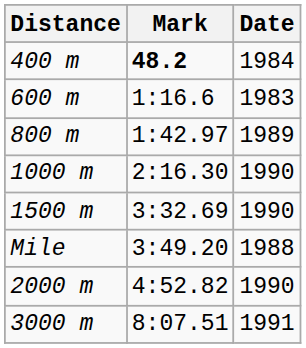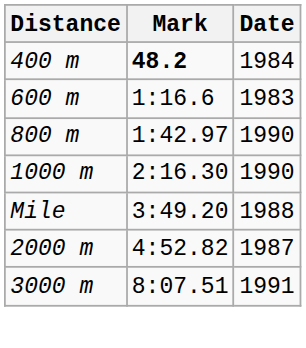(267, 136) 1989 -> (267, 136) 1990
- row: (52, 211)
(267, 286) 1990 -> (267, 249) 1987
